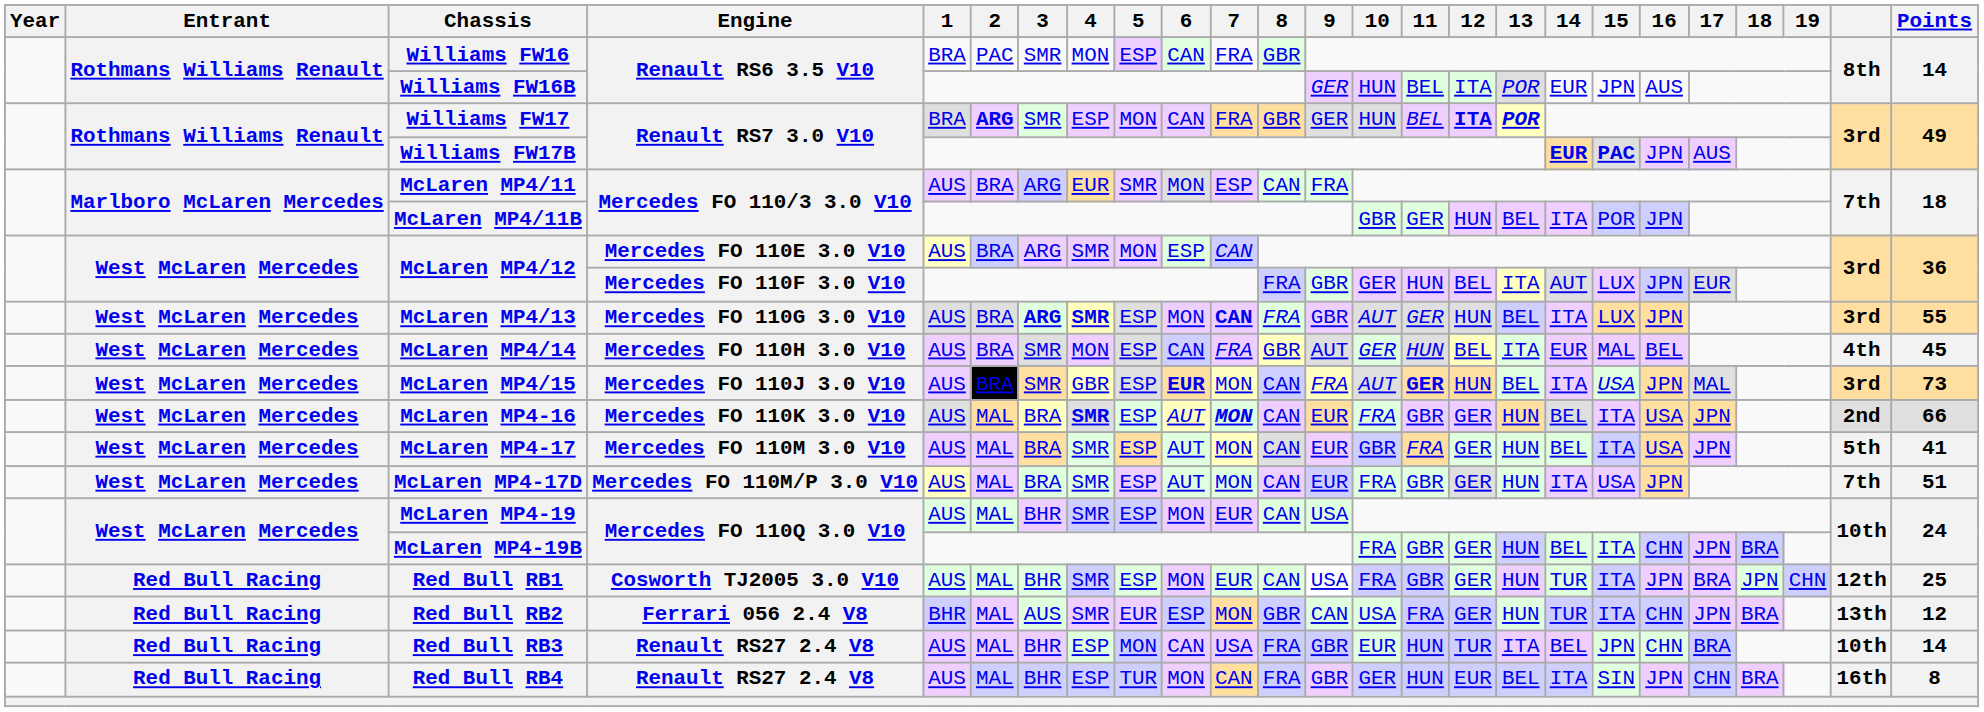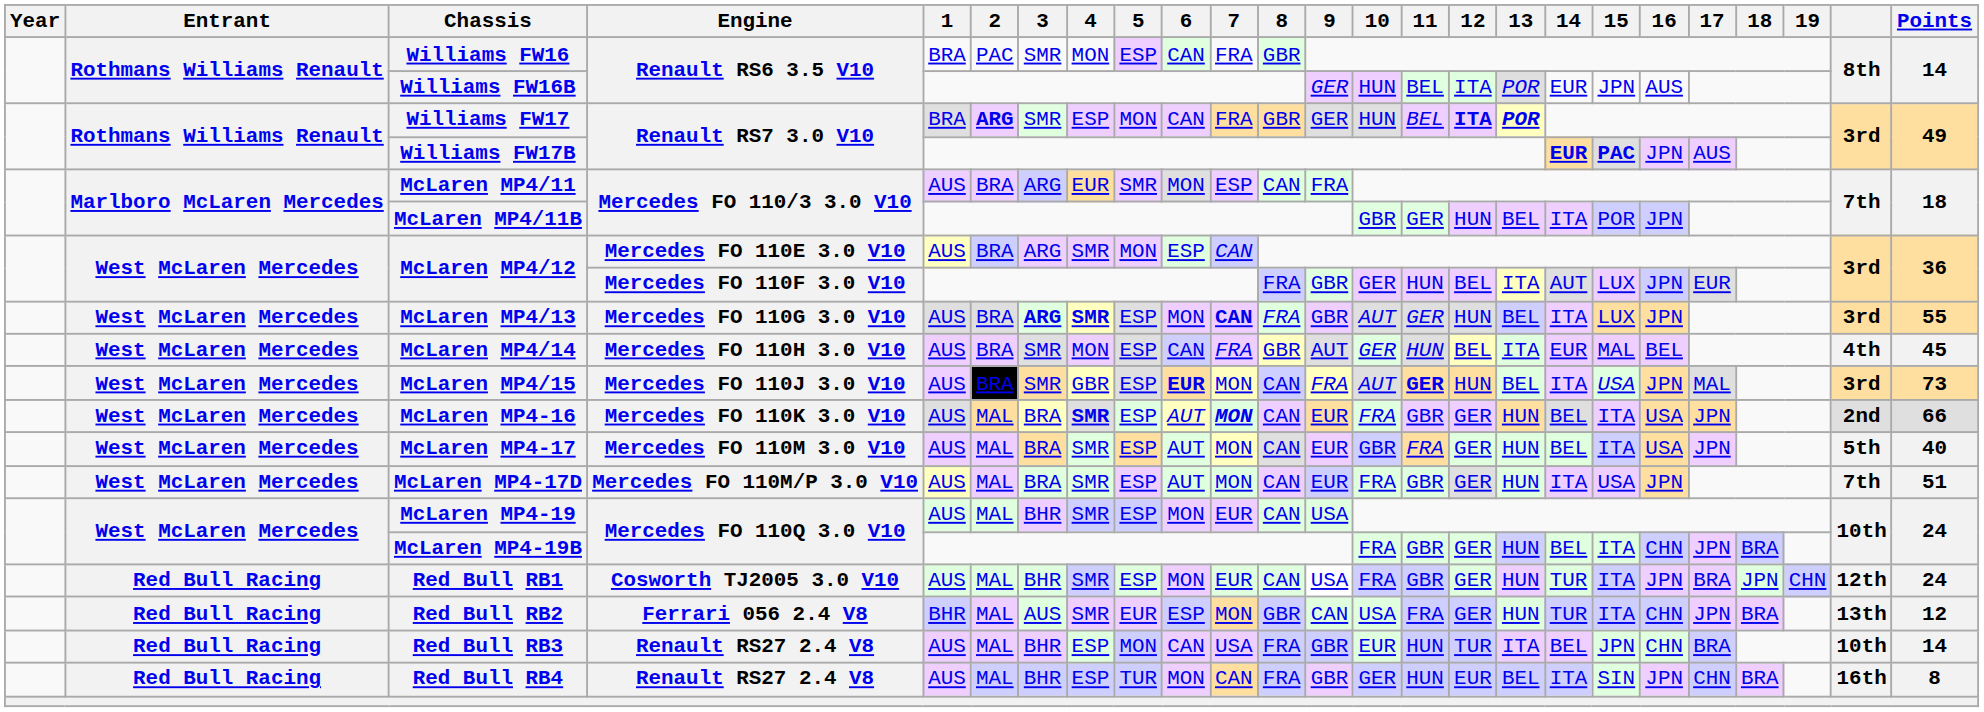(1935, 449) 41 -> (1935, 449) 40
(1935, 581) 25 -> (1935, 581) 24
